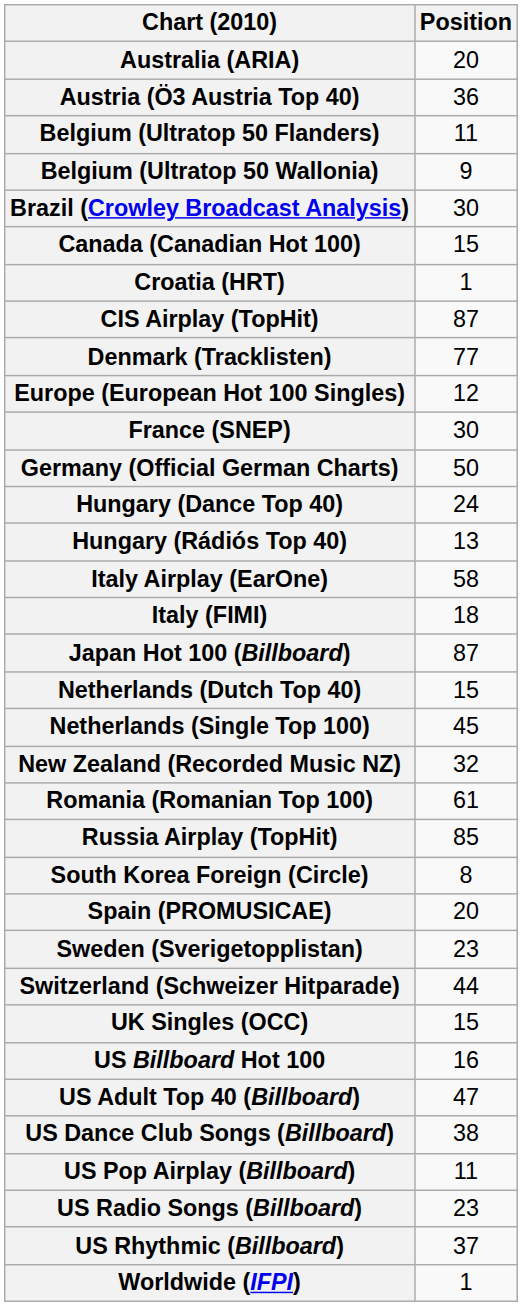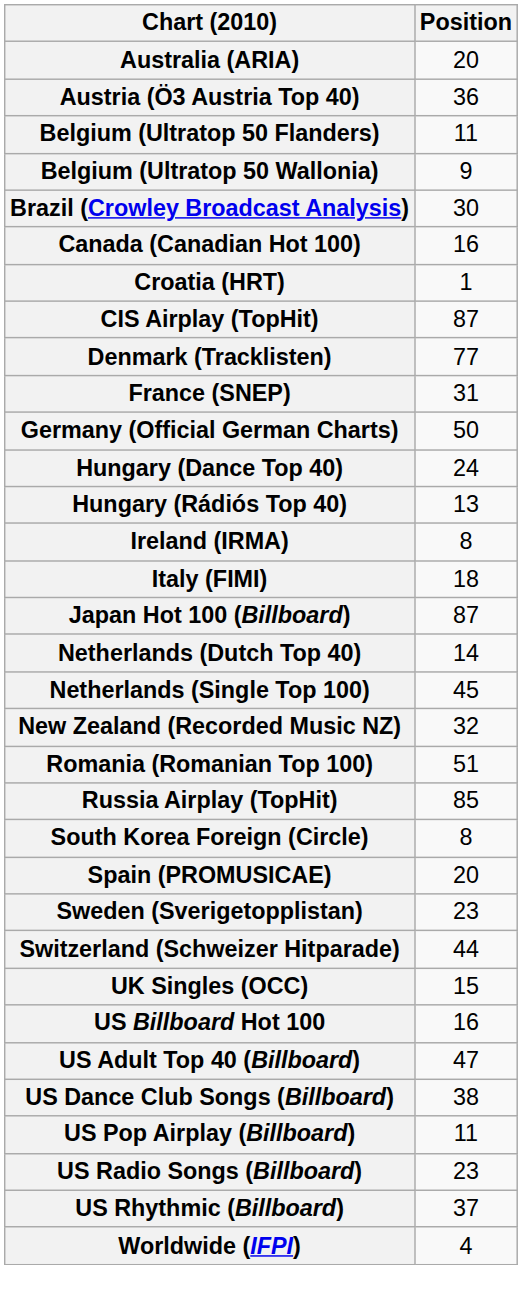(466, 245) 15 -> (466, 245) 16
- row: (210, 393)
(466, 430) 30 -> (466, 393) 31
+ row: (210, 541)
- row: (210, 578)
(466, 689) 15 -> (466, 652) 14
(466, 801) 61 -> (466, 763) 51
(466, 1282) 1 -> (466, 1245) 4
